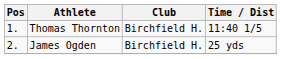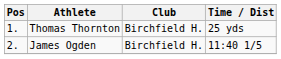(235, 29) 11:40 1/5 -> (226, 29) 25 yds
(226, 45) 25 yds -> (235, 45) 11:40 1/5
